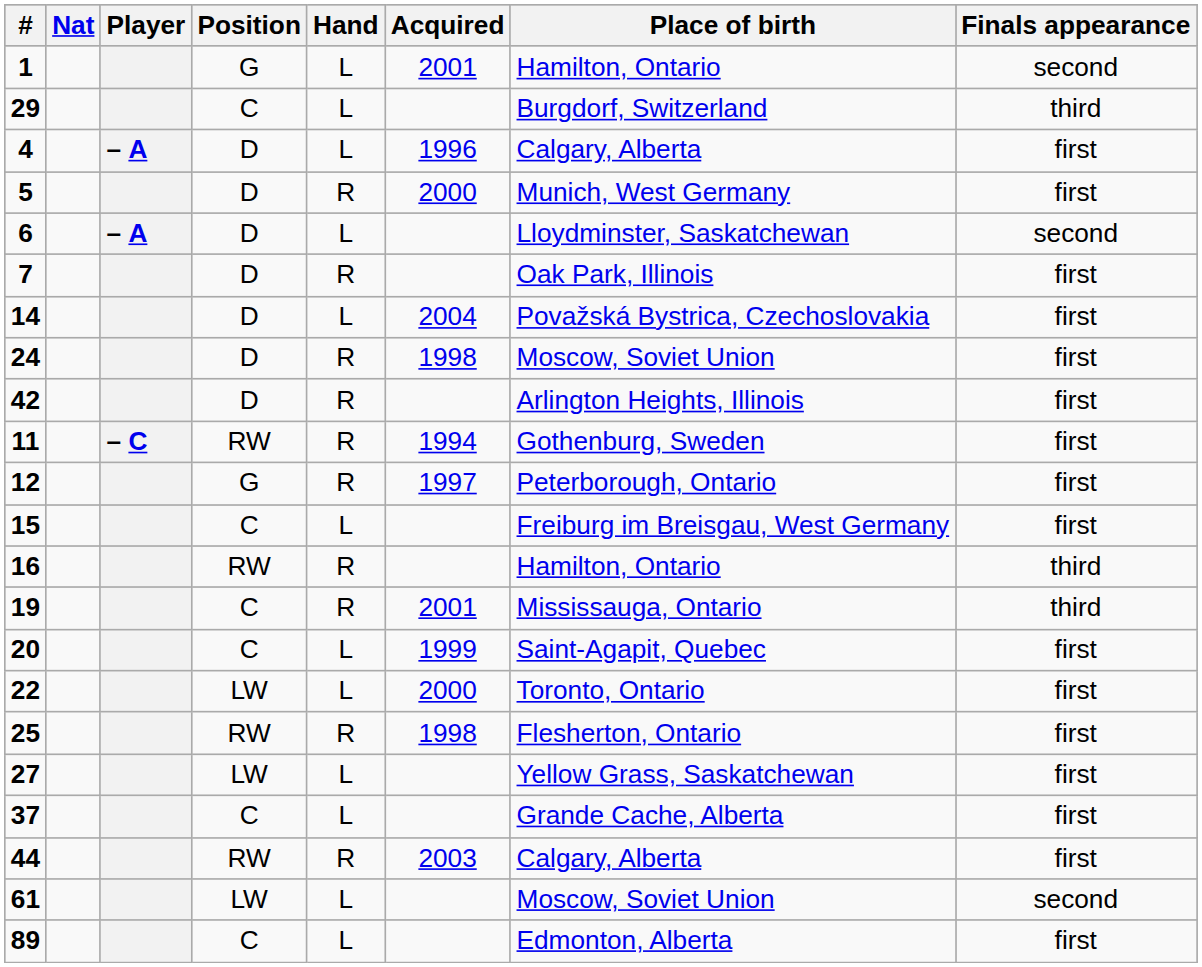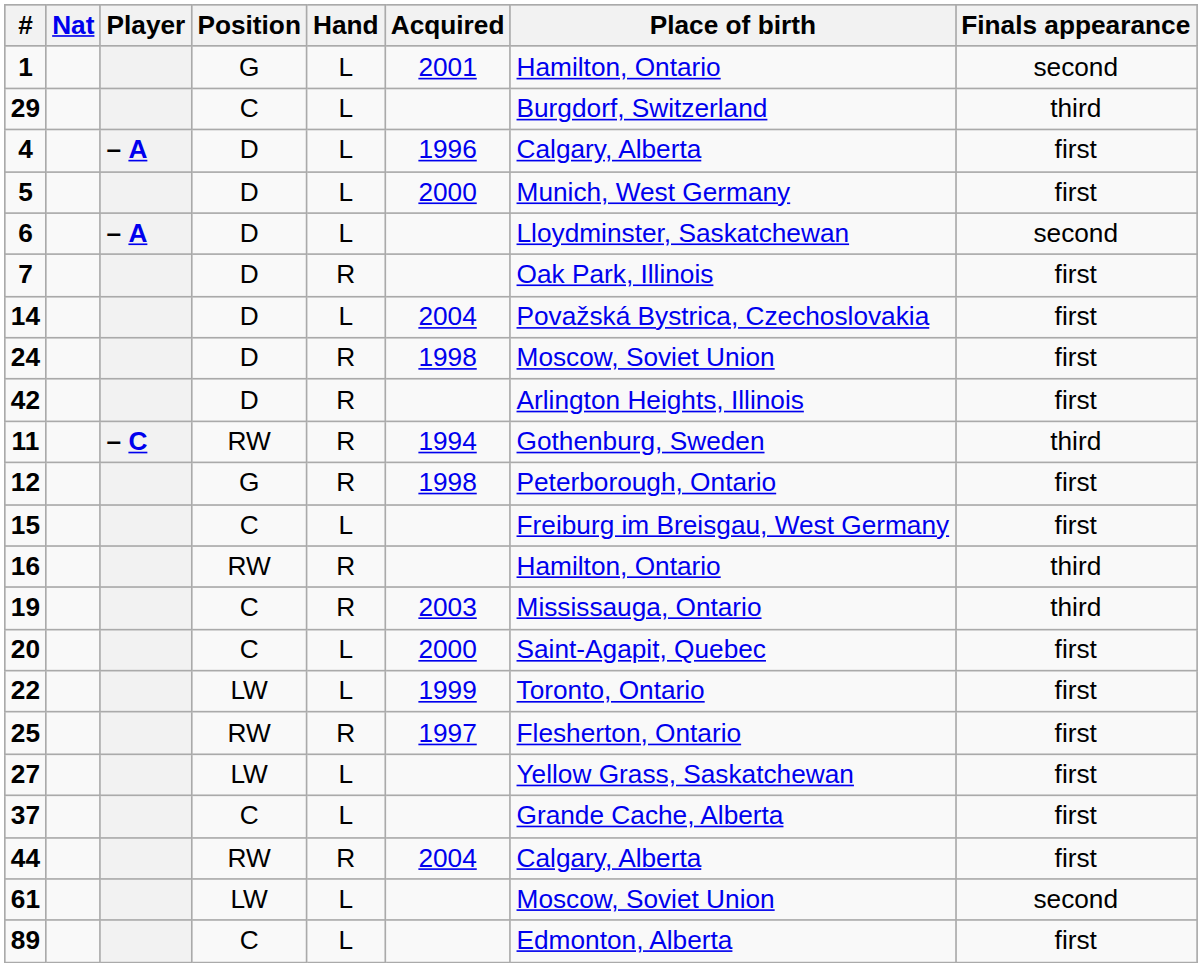(346, 191) R -> (346, 191) L
(1076, 441) first -> (1076, 441) third
(448, 483) 1997 -> (448, 483) 1998
(448, 607) 2001 -> (448, 607) 2003
(448, 649) 1999 -> (448, 649) 2000
(448, 691) 2000 -> (448, 691) 1999
(448, 732) 1998 -> (448, 732) 1997
(448, 857) 2003 -> (448, 857) 2004
